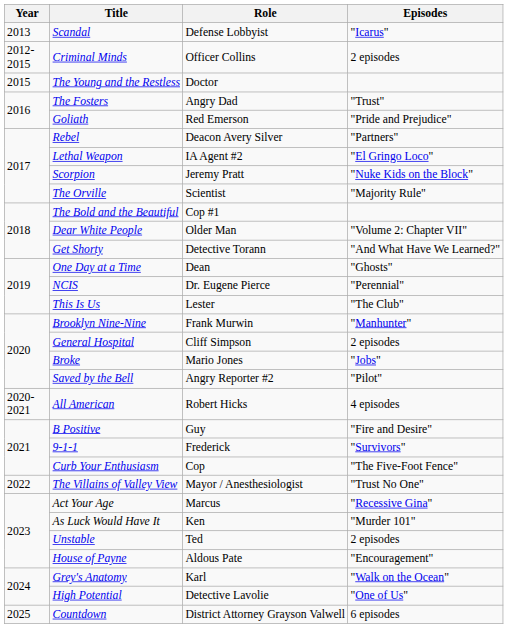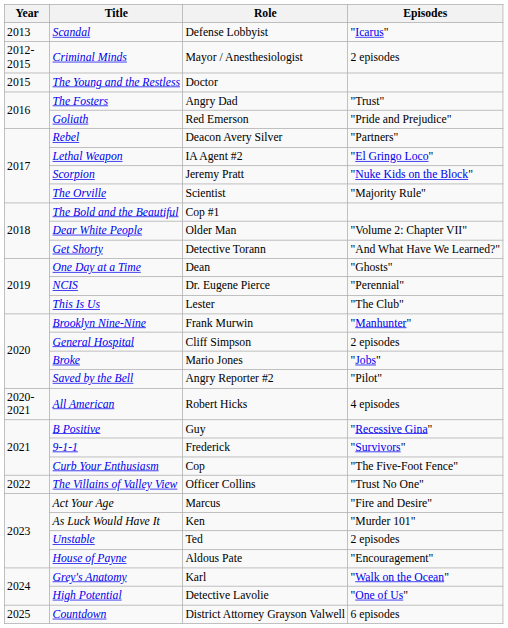(220, 57) Officer Collins -> (244, 57) Mayor / Anesthesiologist
(391, 429) "Fire and Desire" -> (391, 429) "Recessive Gina"
(244, 484) Mayor / Anesthesiologist -> (220, 484) Officer Collins
(391, 503) "Recessive Gina" -> (391, 503) "Fire and Desire"
